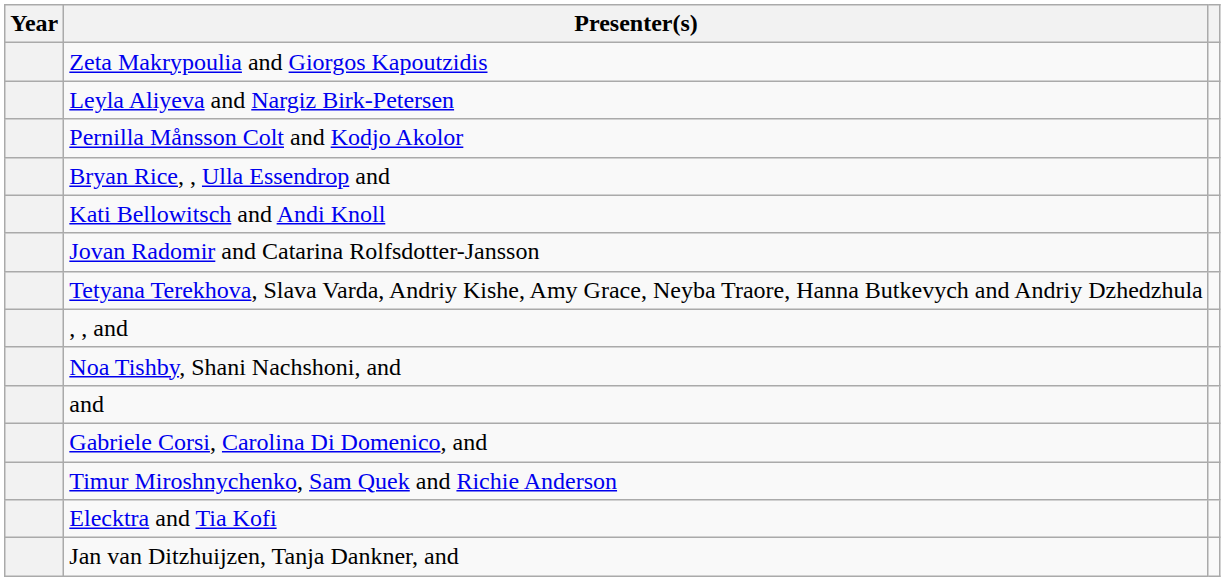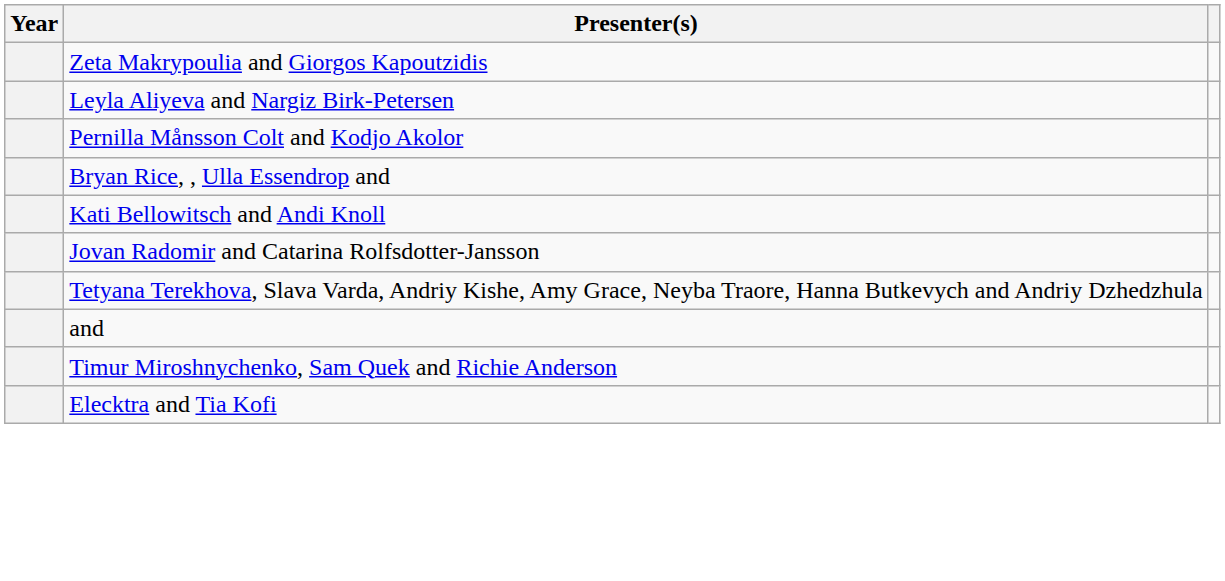- row: (99, 328)
- row: (235, 366)
- row: (278, 442)
- row: (264, 556)
